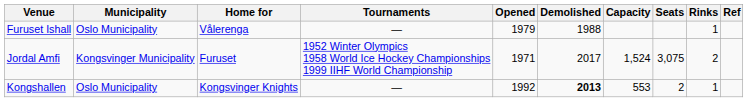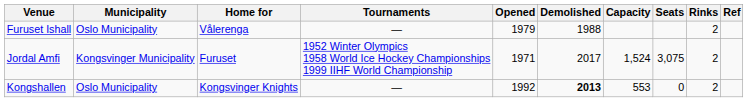(715, 30) 1 -> (715, 30) 2
(681, 88) 2 -> (681, 88) 0
(715, 88) 1 -> (715, 88) 2
